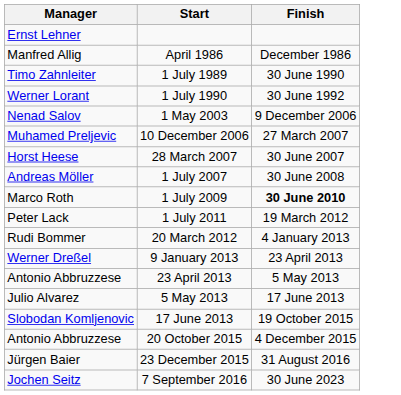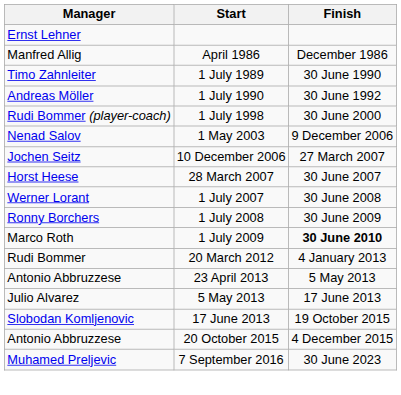(48, 95) Werner Lorant -> (50, 95) Andreas Möller
+ row: (231, 116)
(62, 136) Muhamed Preljevic -> (44, 156) Jochen Seitz
(50, 177) Andreas Möller -> (48, 197) Werner Lorant
+ row: (231, 217)
- row: (194, 217)
- row: (194, 258)
- row: (194, 359)
(44, 380) Jochen Seitz -> (62, 359) Muhamed Preljevic
